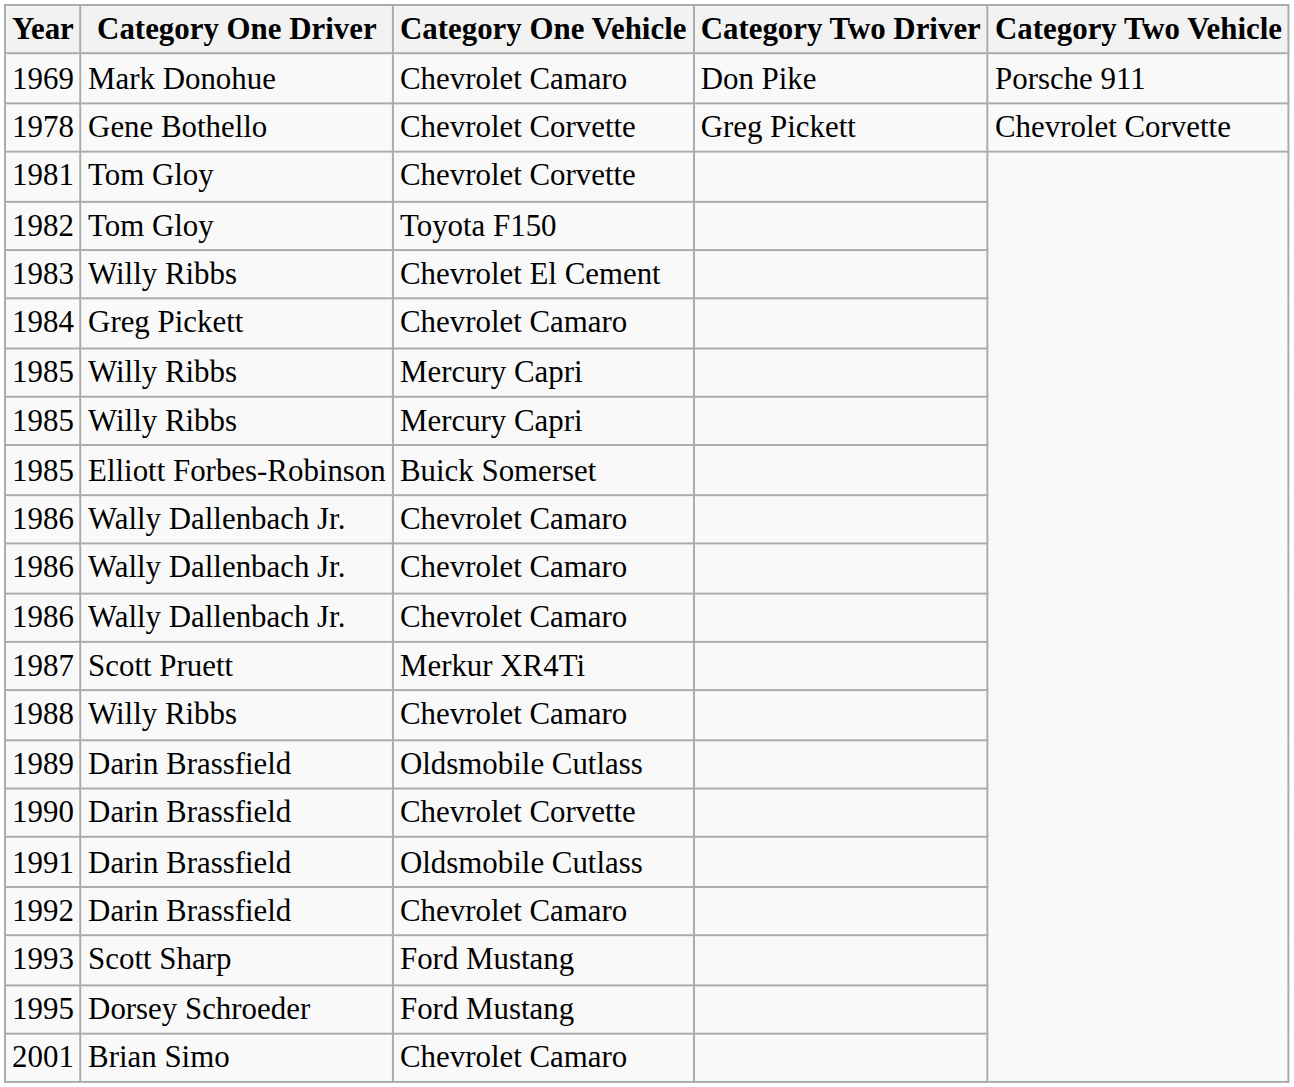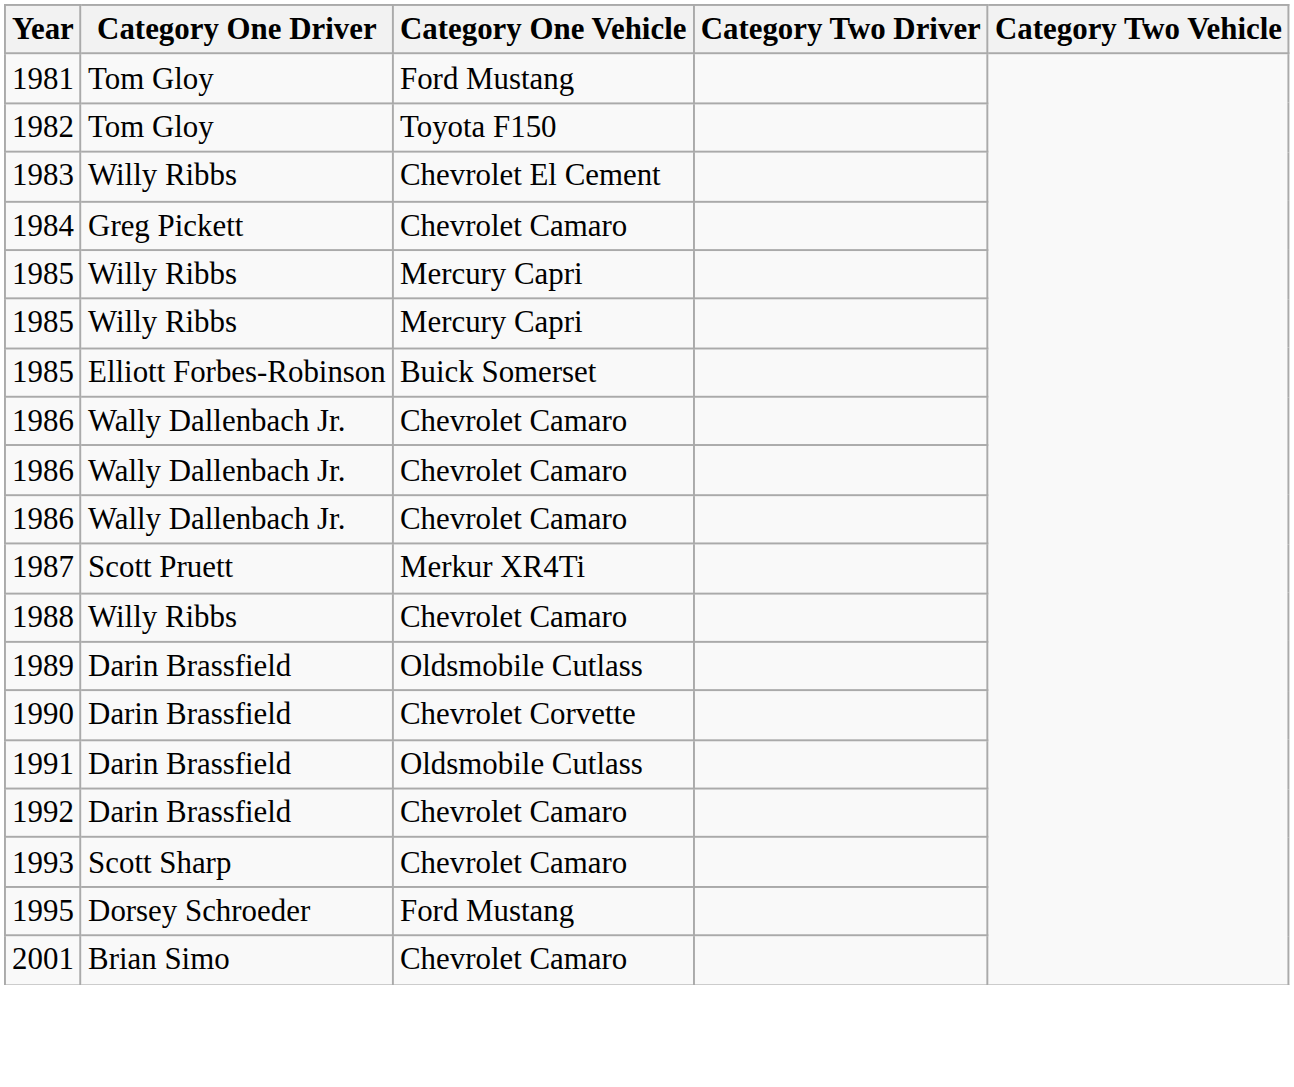- row: (43, 77)
- row: (43, 126)
(518, 175) Chevrolet Corvette -> (487, 77) Ford Mustang
(487, 959) Ford Mustang -> (514, 861) Chevrolet Camaro
